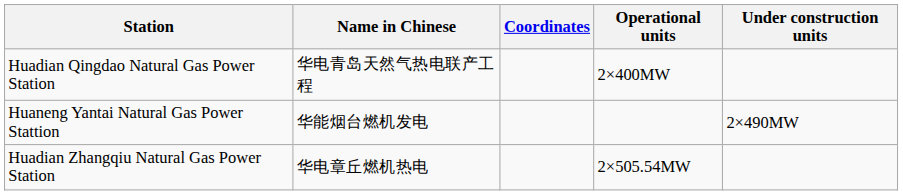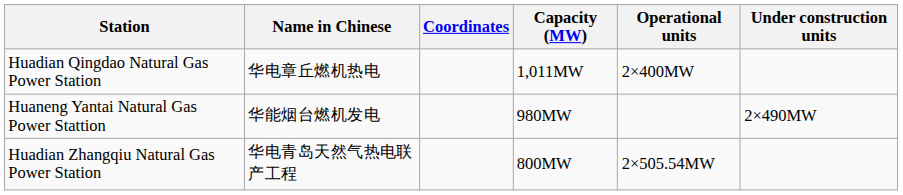+ column: (565, 26)
(396, 74) 华电青岛天然气热电联产工程 -> (314, 70) 华电章丘燃机热电
(363, 166) 华电章丘燃机热电 -> (331, 163) 华电青岛天然气热电联产工程
